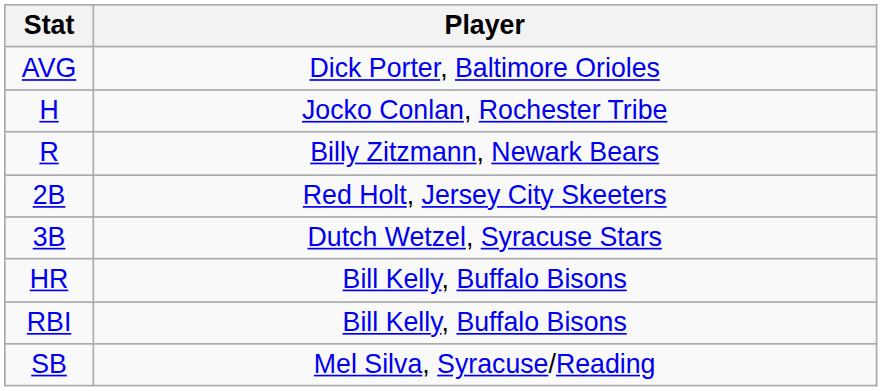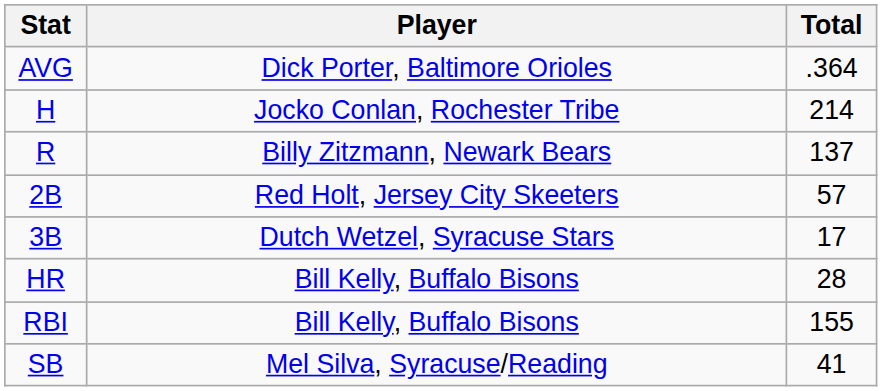+ column: (832, 25)
